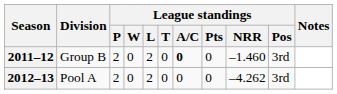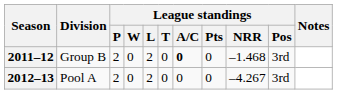(247, 57) –1.460 -> (247, 57) –1.468
(247, 78) –4.262 -> (247, 78) –4.267
